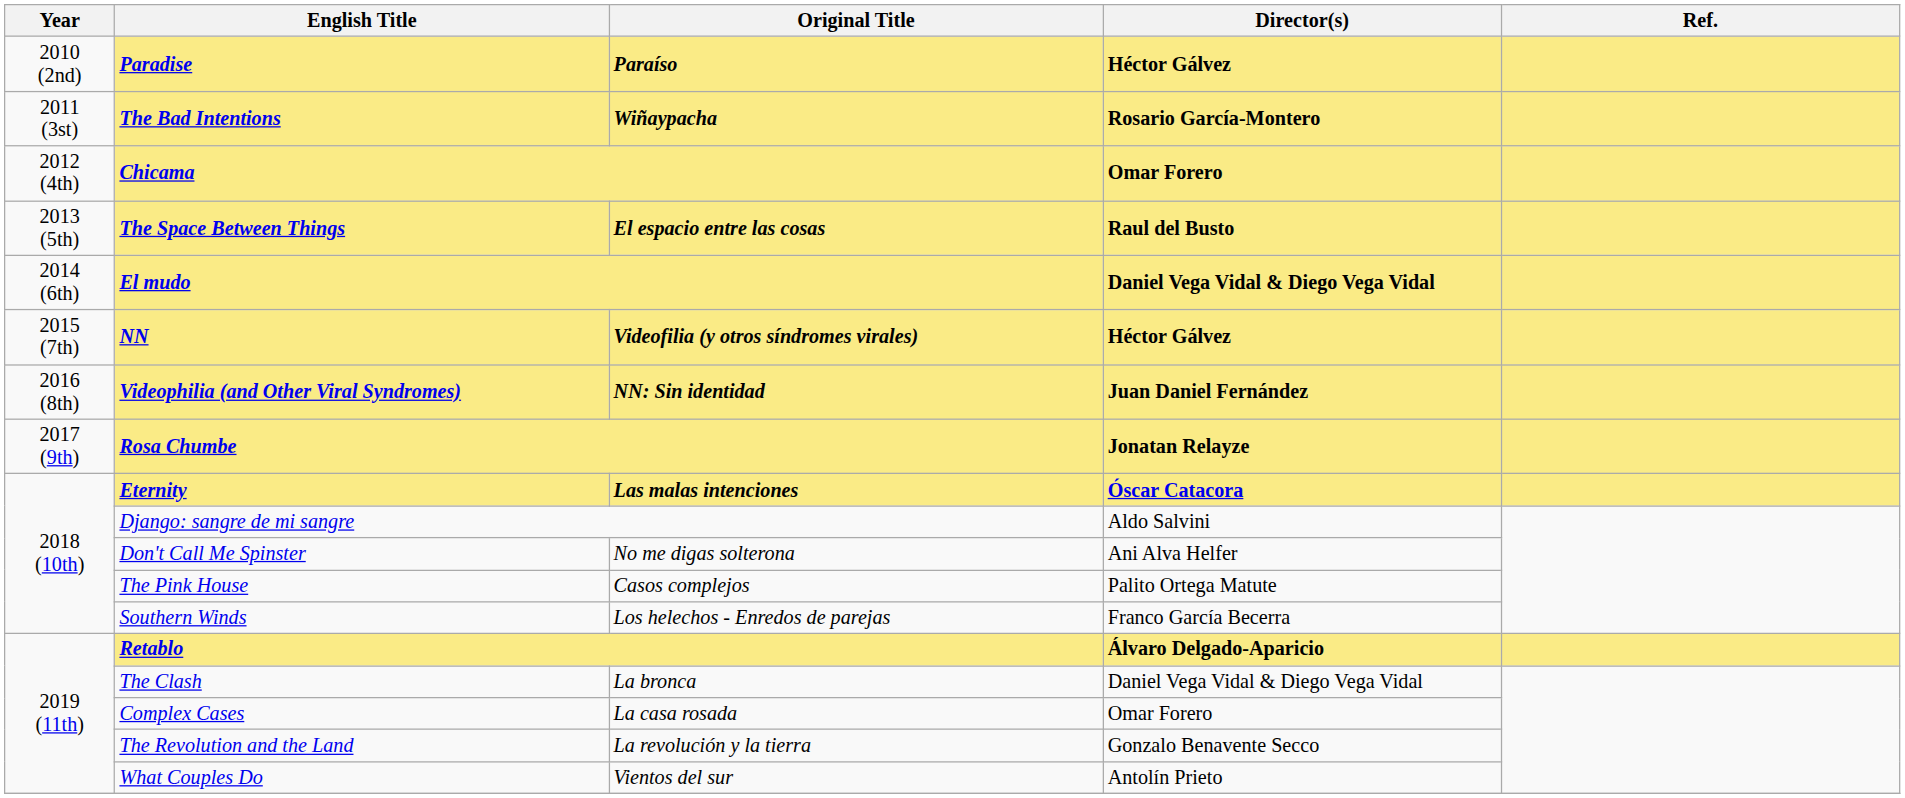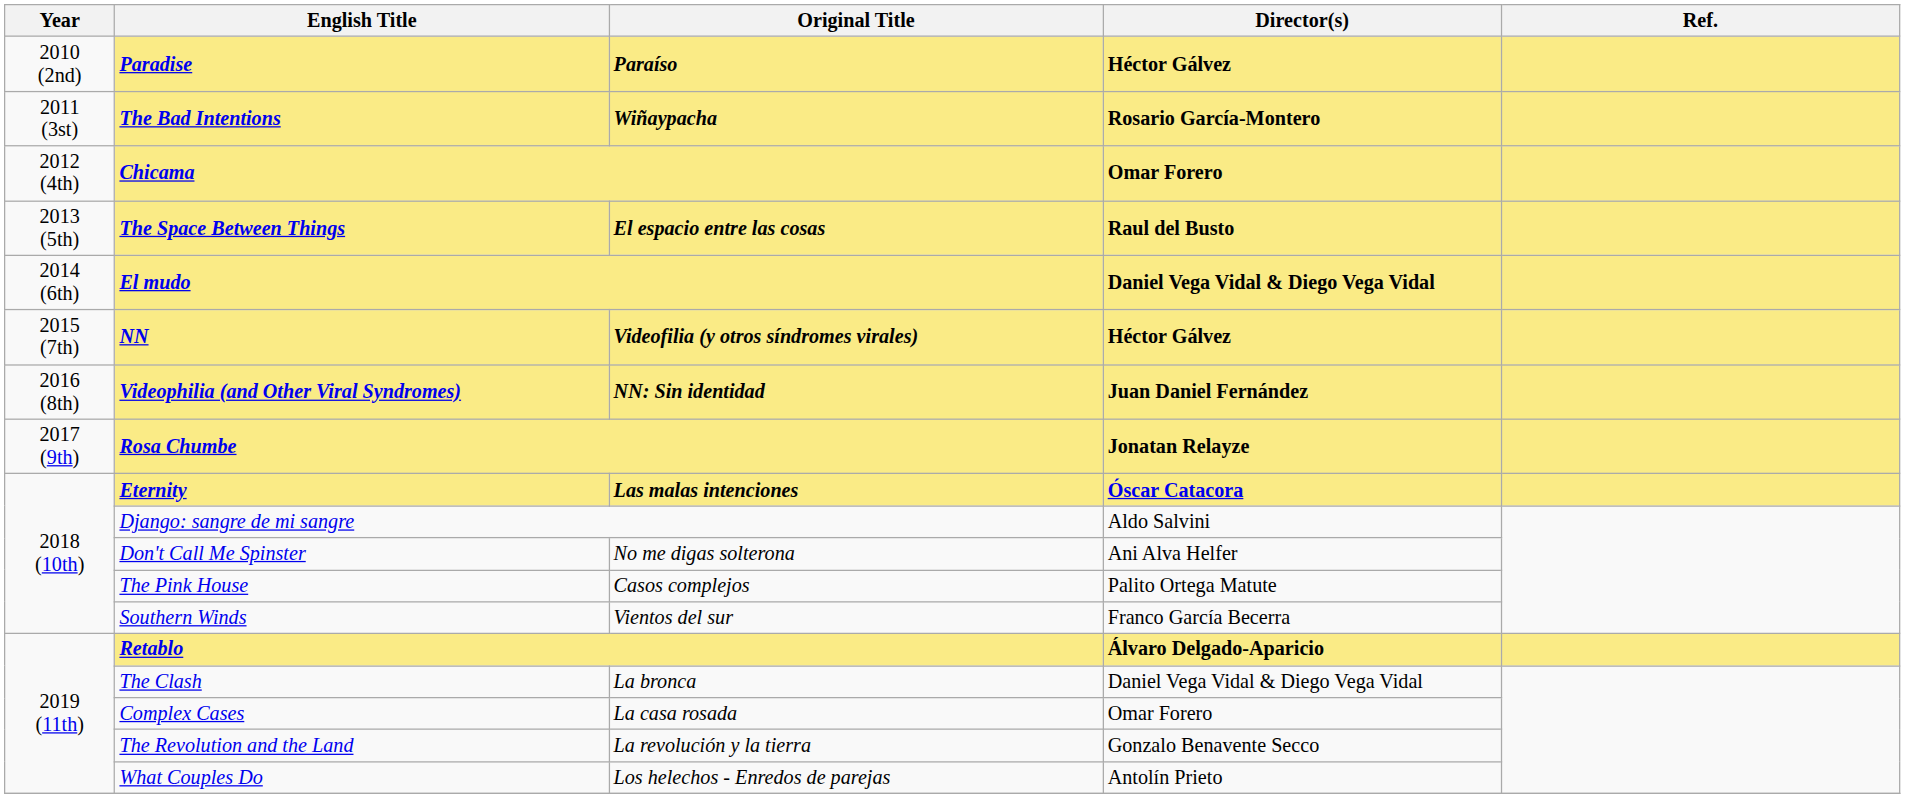(752, 617) Los helechos - Enredos de parejas -> (673, 617) Vientos del sur
(673, 777) Vientos del sur -> (752, 777) Los helechos - Enredos de parejas
